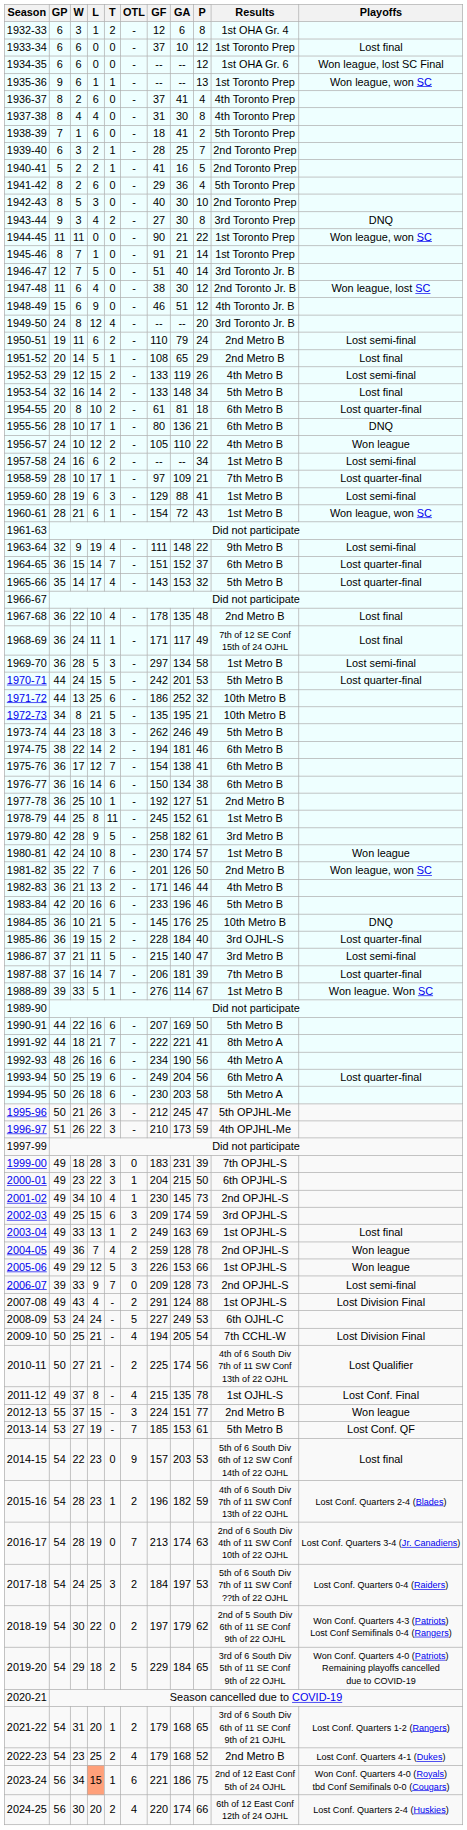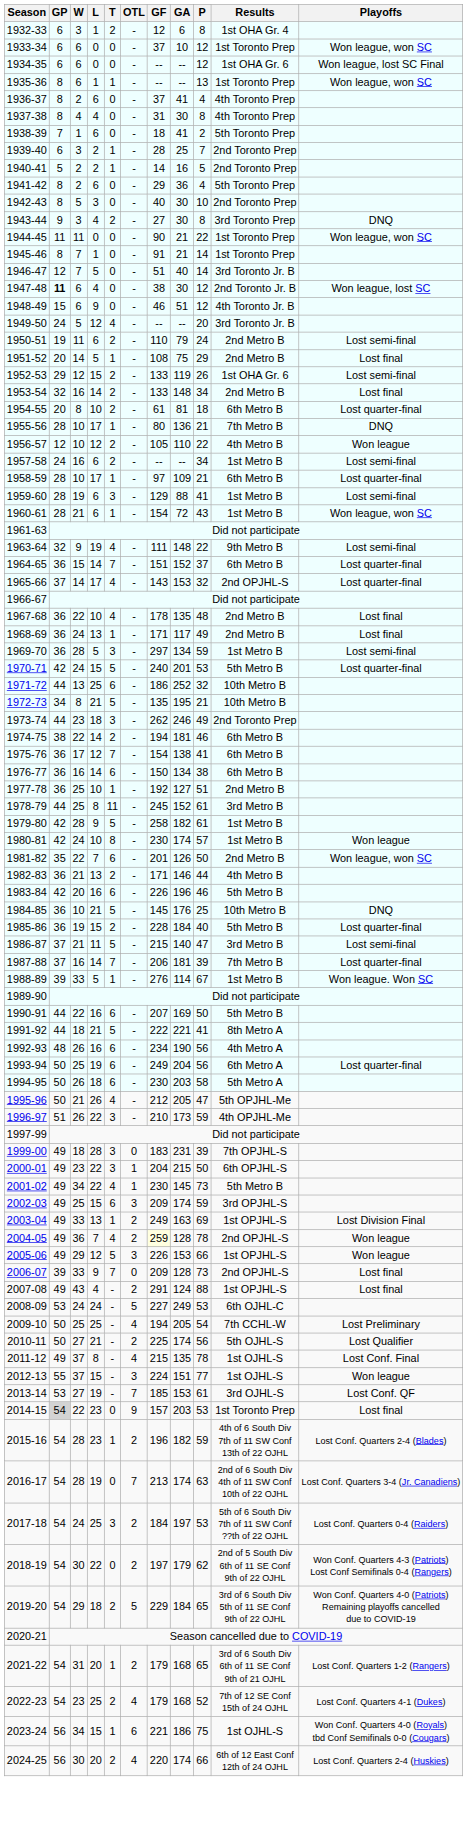(381, 47) Lost final -> (381, 47) Won league, won SC
(60, 82) 9 -> (60, 82) 8
(159, 168) 41 -> (159, 168) 14
(60, 289) normal -> (60, 289) bold
(79, 323) 8 -> (79, 323) 5
(182, 358) 65 -> (182, 358) 75
(255, 375) 4th Metro B -> (255, 375) 1st OHA Gr. 6
(255, 392) 5th Metro B -> (255, 392) 2nd Metro B
(255, 427) 6th Metro B -> (255, 427) 7th Metro B
(60, 444) 24 -> (60, 444) 12
(255, 479) 7th Metro B -> (255, 479) 6th Metro B
(60, 582) 35 -> (60, 582) 37
(255, 582) 5th Metro B -> (255, 582) 2nd OPJHL-S
(96, 640) 11 -> (96, 634) 13
(255, 641) 7th of 12 SE Conf 15th of 24 OJHL -> (255, 634) 2nd Metro B
(202, 663) 58 -> (202, 651) 59
(60, 681) 44 -> (60, 668) 42
(159, 681) 242 -> (159, 668) 240
(255, 732) 5th Metro B -> (255, 720) 2nd Toronto Prep
(255, 819) 1st Metro B -> (255, 806) 3rd Metro B
(255, 836) 3rd Metro B -> (255, 824) 1st Metro B
(159, 905) 233 -> (159, 893) 226
(255, 939) 3rd OJHL-S -> (255, 927) 5th Metro B
(112, 1043) 7 -> (112, 1031) 5
(112, 1112) 3 -> (112, 1100) 4
(182, 1112) 245 -> (182, 1100) 205
(96, 1198) 10 -> (96, 1186) 22
(255, 1198) 2nd OPJHL-S -> (255, 1186) 5th Metro B
(381, 1233) Lost final -> (381, 1220) Lost Division Final
(159, 1250) no background -> (159, 1238) lightyellow background
(381, 1284) Lost semi-final -> (381, 1272) Lost final
(381, 1302) Lost Division Final -> (381, 1289) Lost final
(96, 1336) 21 -> (96, 1324) 25
(381, 1336) Lost Division Final -> (381, 1324) Lost Preliminary
(255, 1366) 4th of 6 South Div 7th of 11 SW Conf 13th of 22 OJHL -> (255, 1341) 5th OJHL-S
(255, 1412) 2nd Metro B -> (255, 1376) 1st OJHL-S
(255, 1430) 5th Metro B -> (255, 1393) 3rd OJHL-S
(60, 1459) no background -> (60, 1410) lightgrey background
(255, 1460) 5th of 6 South Div 6th of 12 SW Conf 14th of 22 OJHL -> (255, 1410) 1st Toronto Prep
(255, 1756) 2nd Metro B -> (255, 1702) 7th of 12 SE Conf 15th of 24 OJHL
(96, 1780) lightsalmon background -> (96, 1731) no background
(255, 1780) 2nd of 12 East Conf 5th of 24 OJHL -> (255, 1731) 1st OJHL-S
